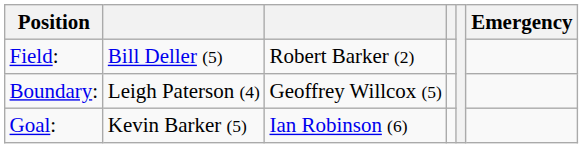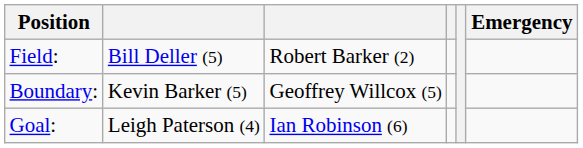(184, 91) Leigh Paterson (4) -> (177, 91) Kevin Barker (5)
(177, 125) Kevin Barker (5) -> (184, 125) Leigh Paterson (4)
